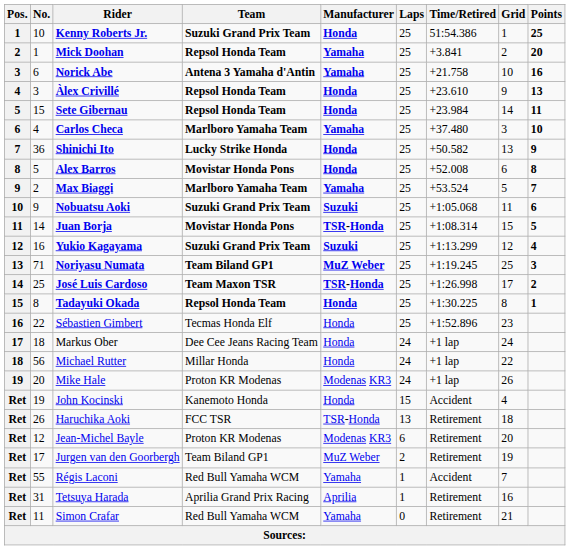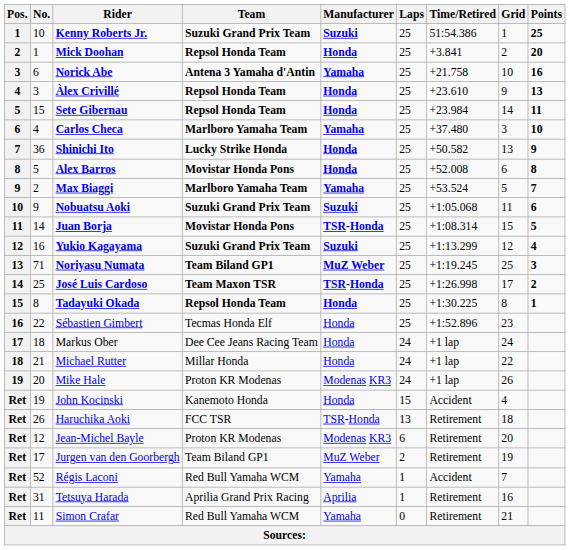(340, 33) Honda -> (340, 33) Suzuki
(344, 52) Yamaha -> (340, 52) Honda
(39, 361) 56 -> (39, 361) 21
(39, 477) 55 -> (39, 477) 52
